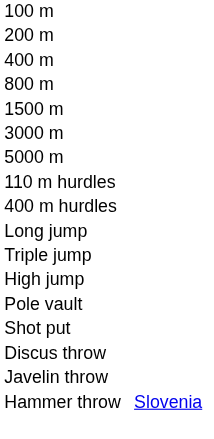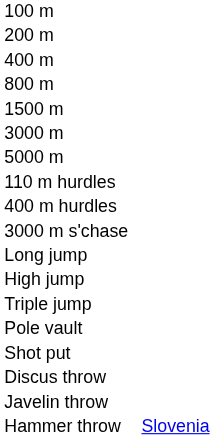+ row: (66, 231)
rows swapped: (48, 255) <-> (44, 279)
